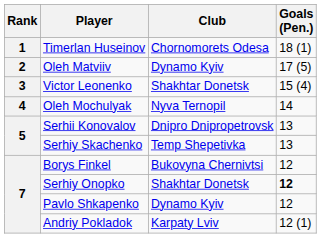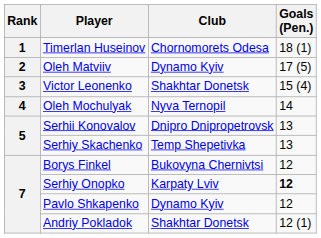(200, 184) Shakhtar Donetsk -> (185, 184) Karpaty Lviv
(185, 223) Karpaty Lviv -> (200, 223) Shakhtar Donetsk
